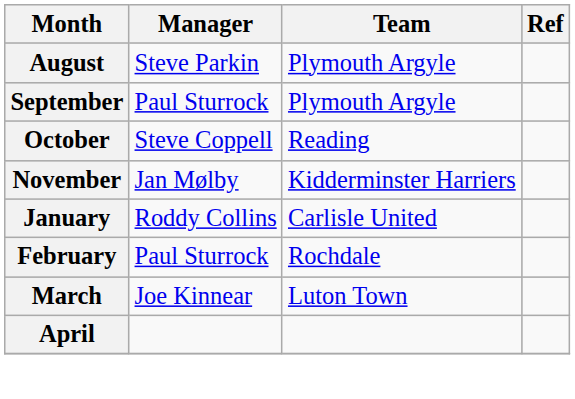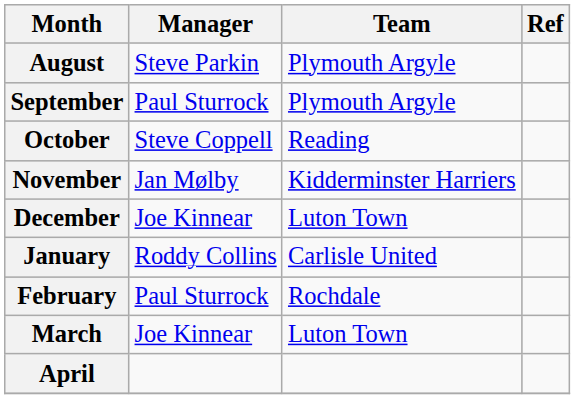+ row: (67, 218)
